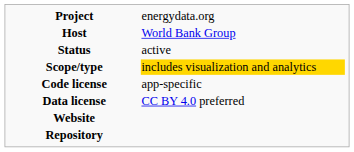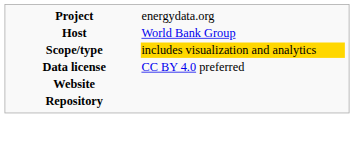- row: (74, 50)
- row: (74, 84)
